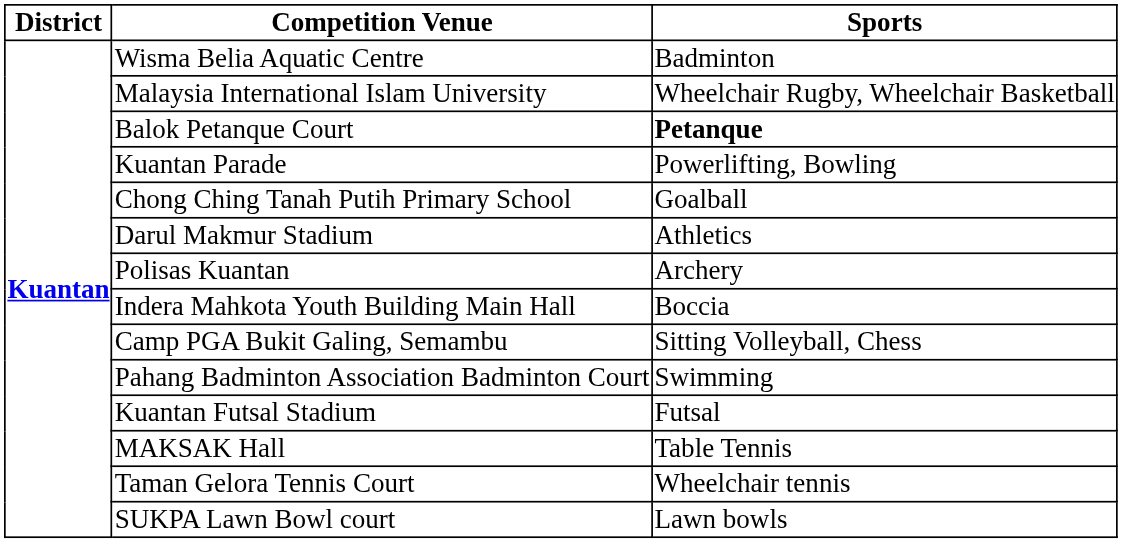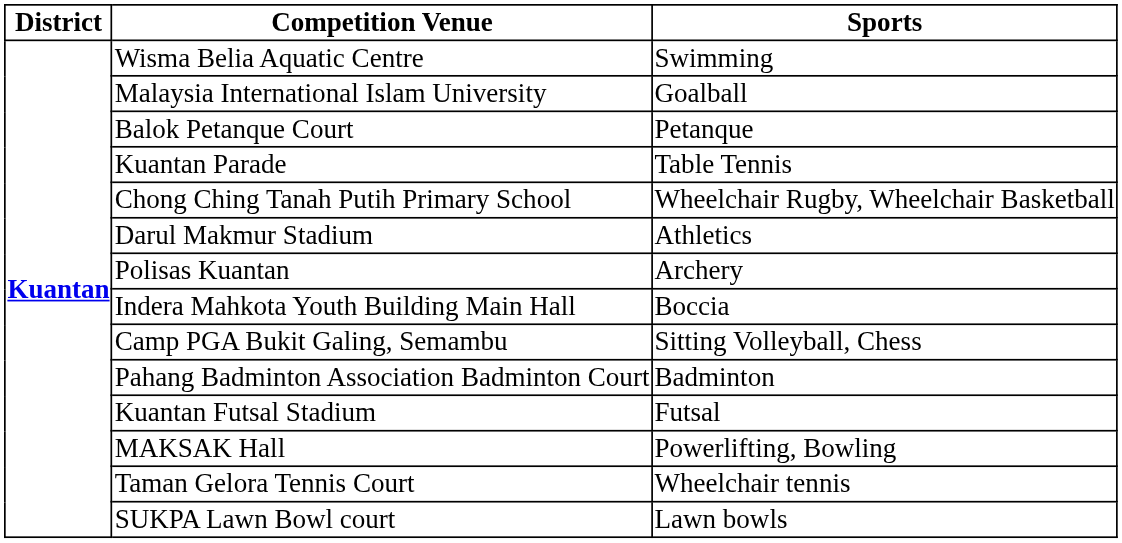(715, 57) Badminton -> (714, 57) Swimming
(885, 93) Wheelchair Rugby, Wheelchair Basketball -> (701, 93) Goalball
(709, 128) bold -> (704, 128) normal
(775, 164) Powerlifting, Bowling -> (723, 164) Table Tennis
(701, 199) Goalball -> (885, 199) Wheelchair Rugby, Wheelchair Basketball
(714, 377) Swimming -> (715, 377) Badminton
(723, 448) Table Tennis -> (775, 448) Powerlifting, Bowling
